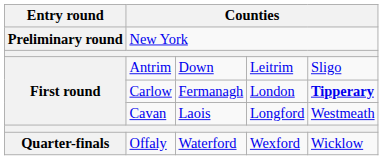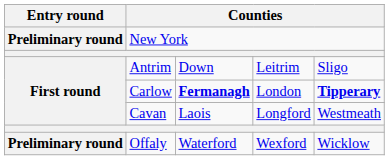(211, 91) normal -> (214, 91) bold
(65, 143) Quarter-finals -> (65, 143) Preliminary round
